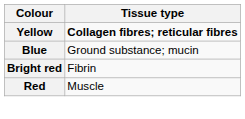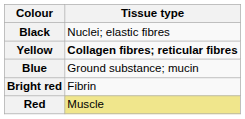+ row: (35, 31)
(86, 86) no background -> (86, 104) khaki background
